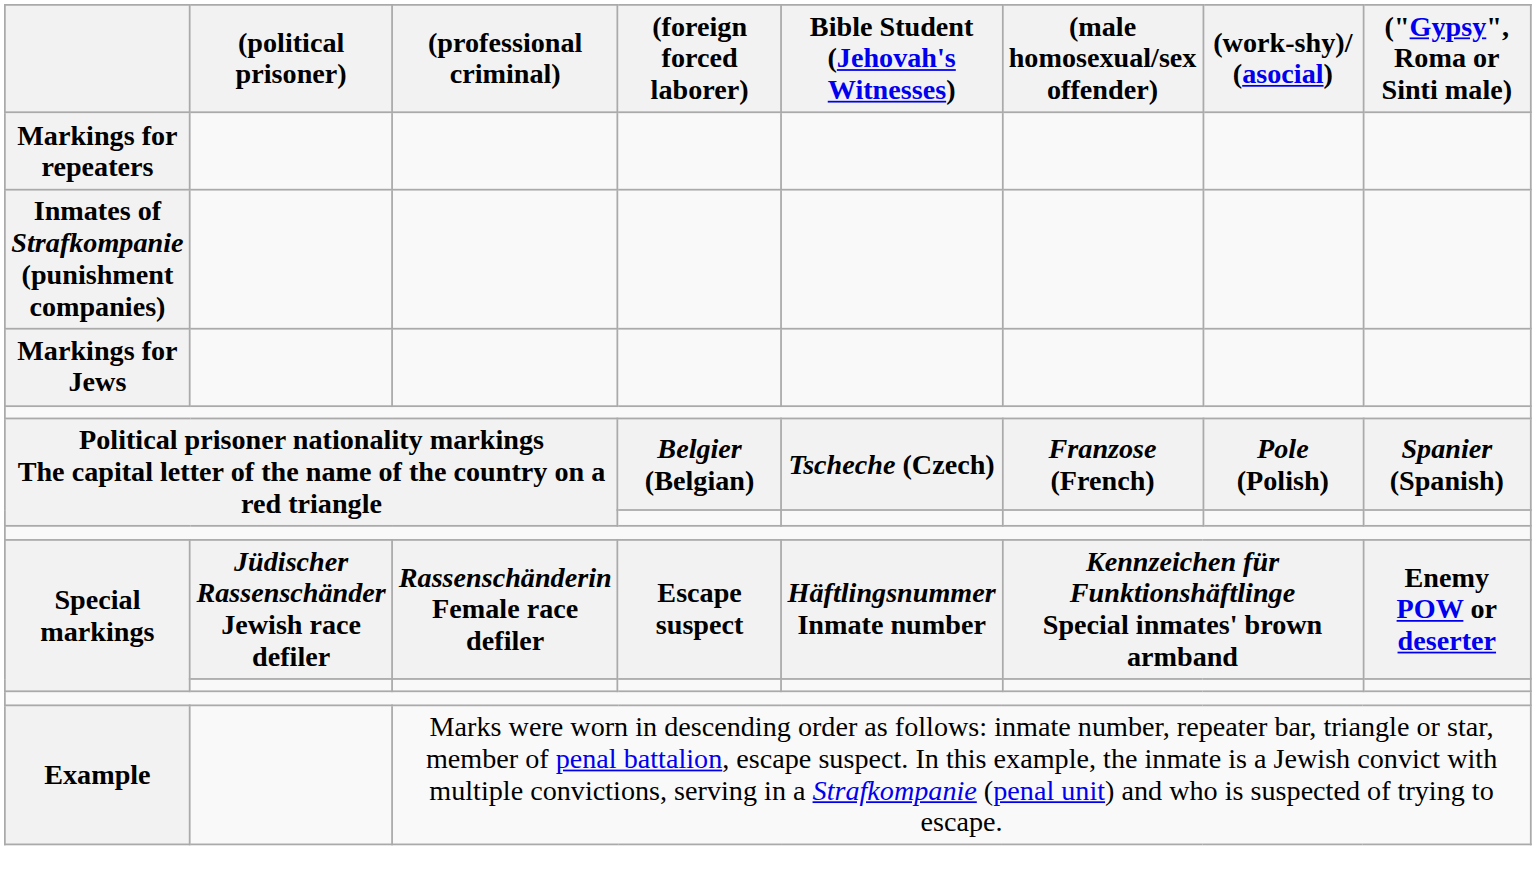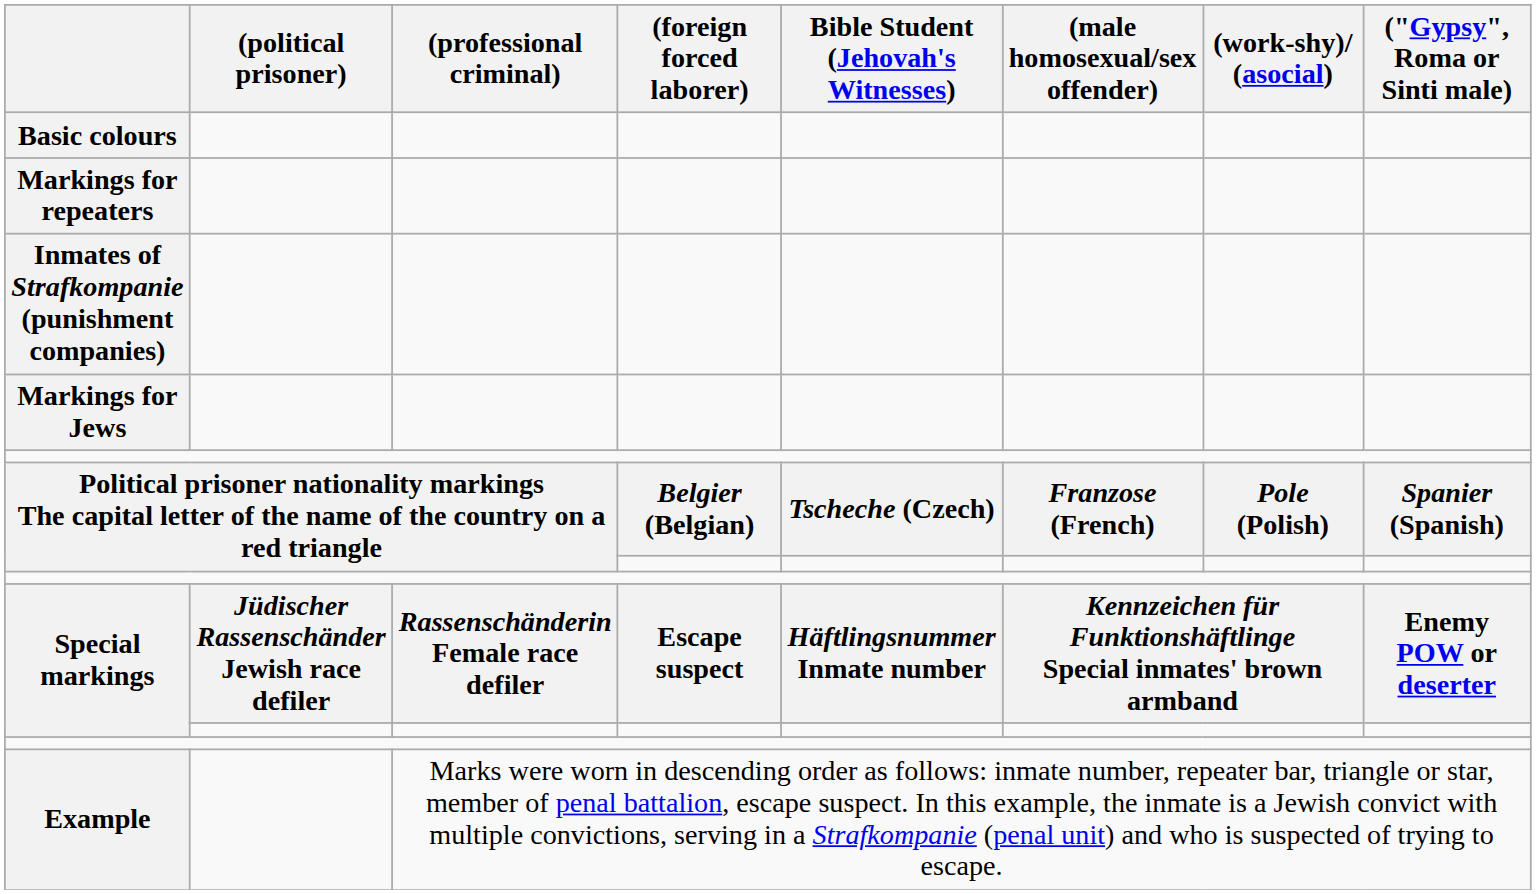+ row: (97, 134)
